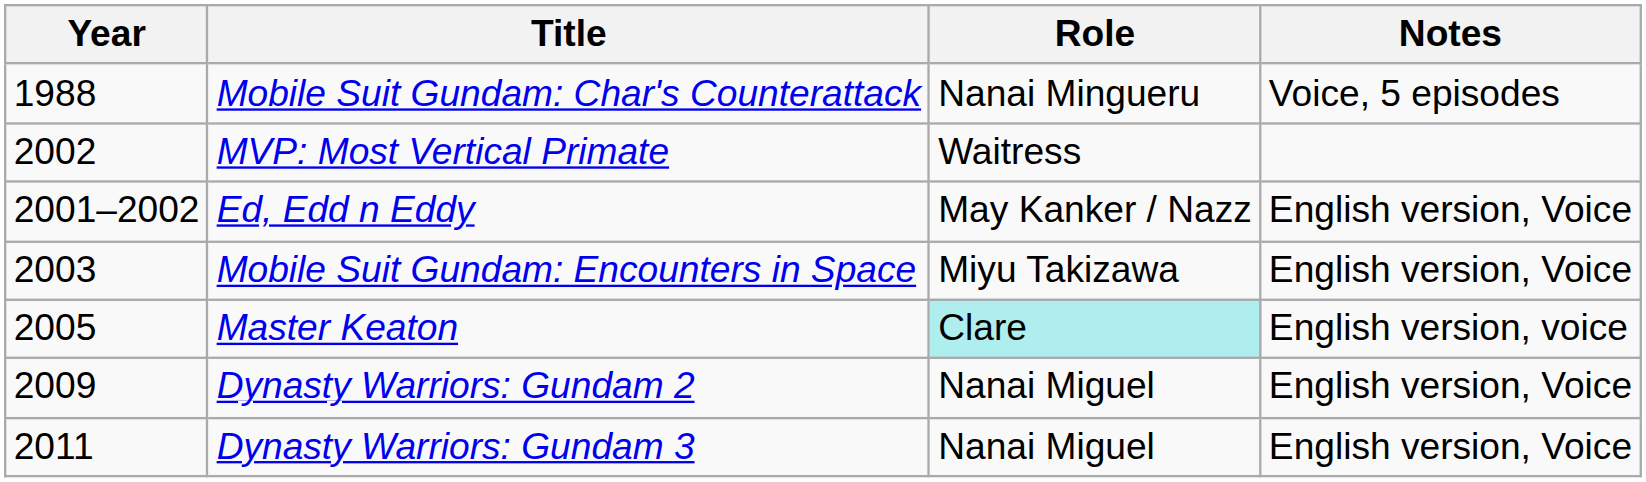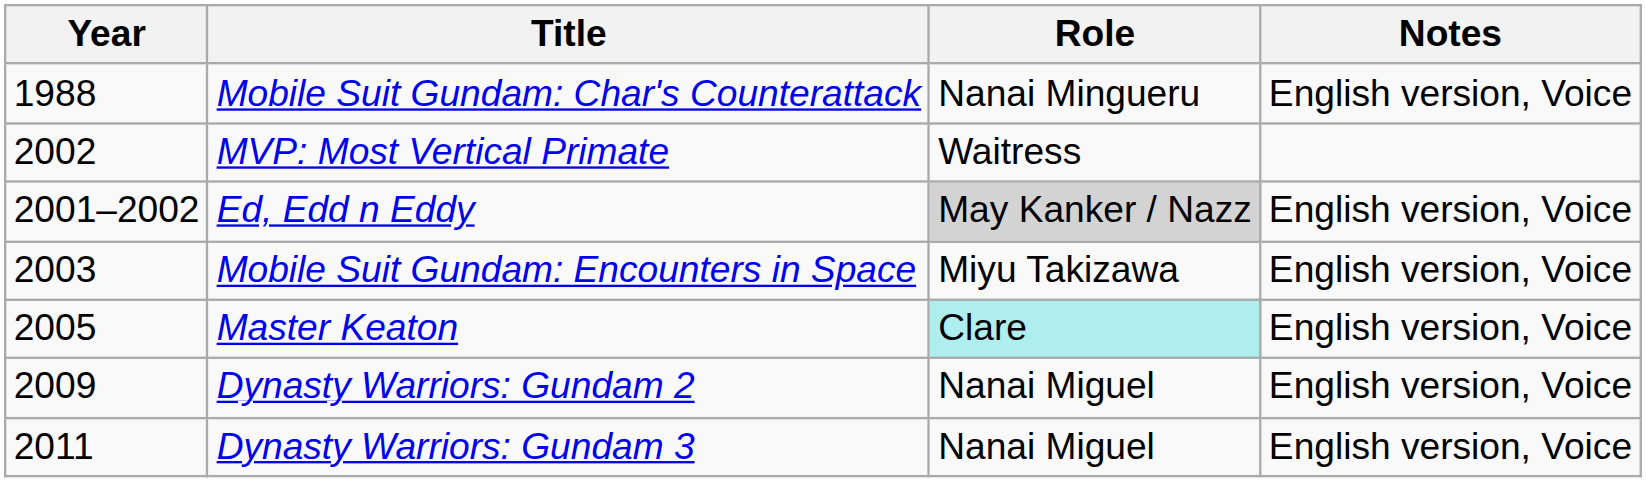(1414, 92) Voice, 5 episodes -> (1450, 92) English version, Voice
(1095, 210) no background -> (1095, 210) lightgrey background
(1448, 328) English version, voice -> (1450, 328) English version, Voice
